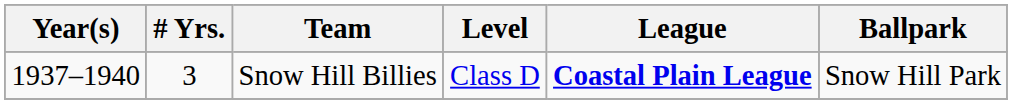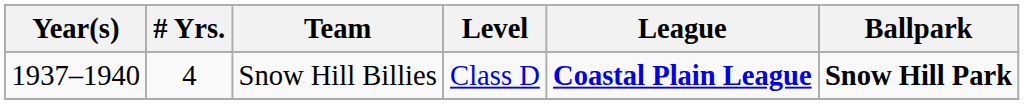(189, 75) 3 -> (189, 75) 4
(913, 75) normal -> (919, 75) bold
